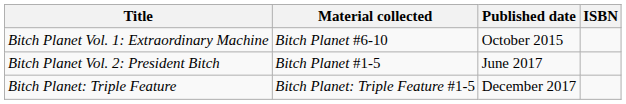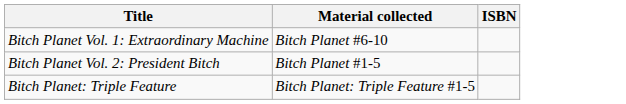- column: (529, 16)
